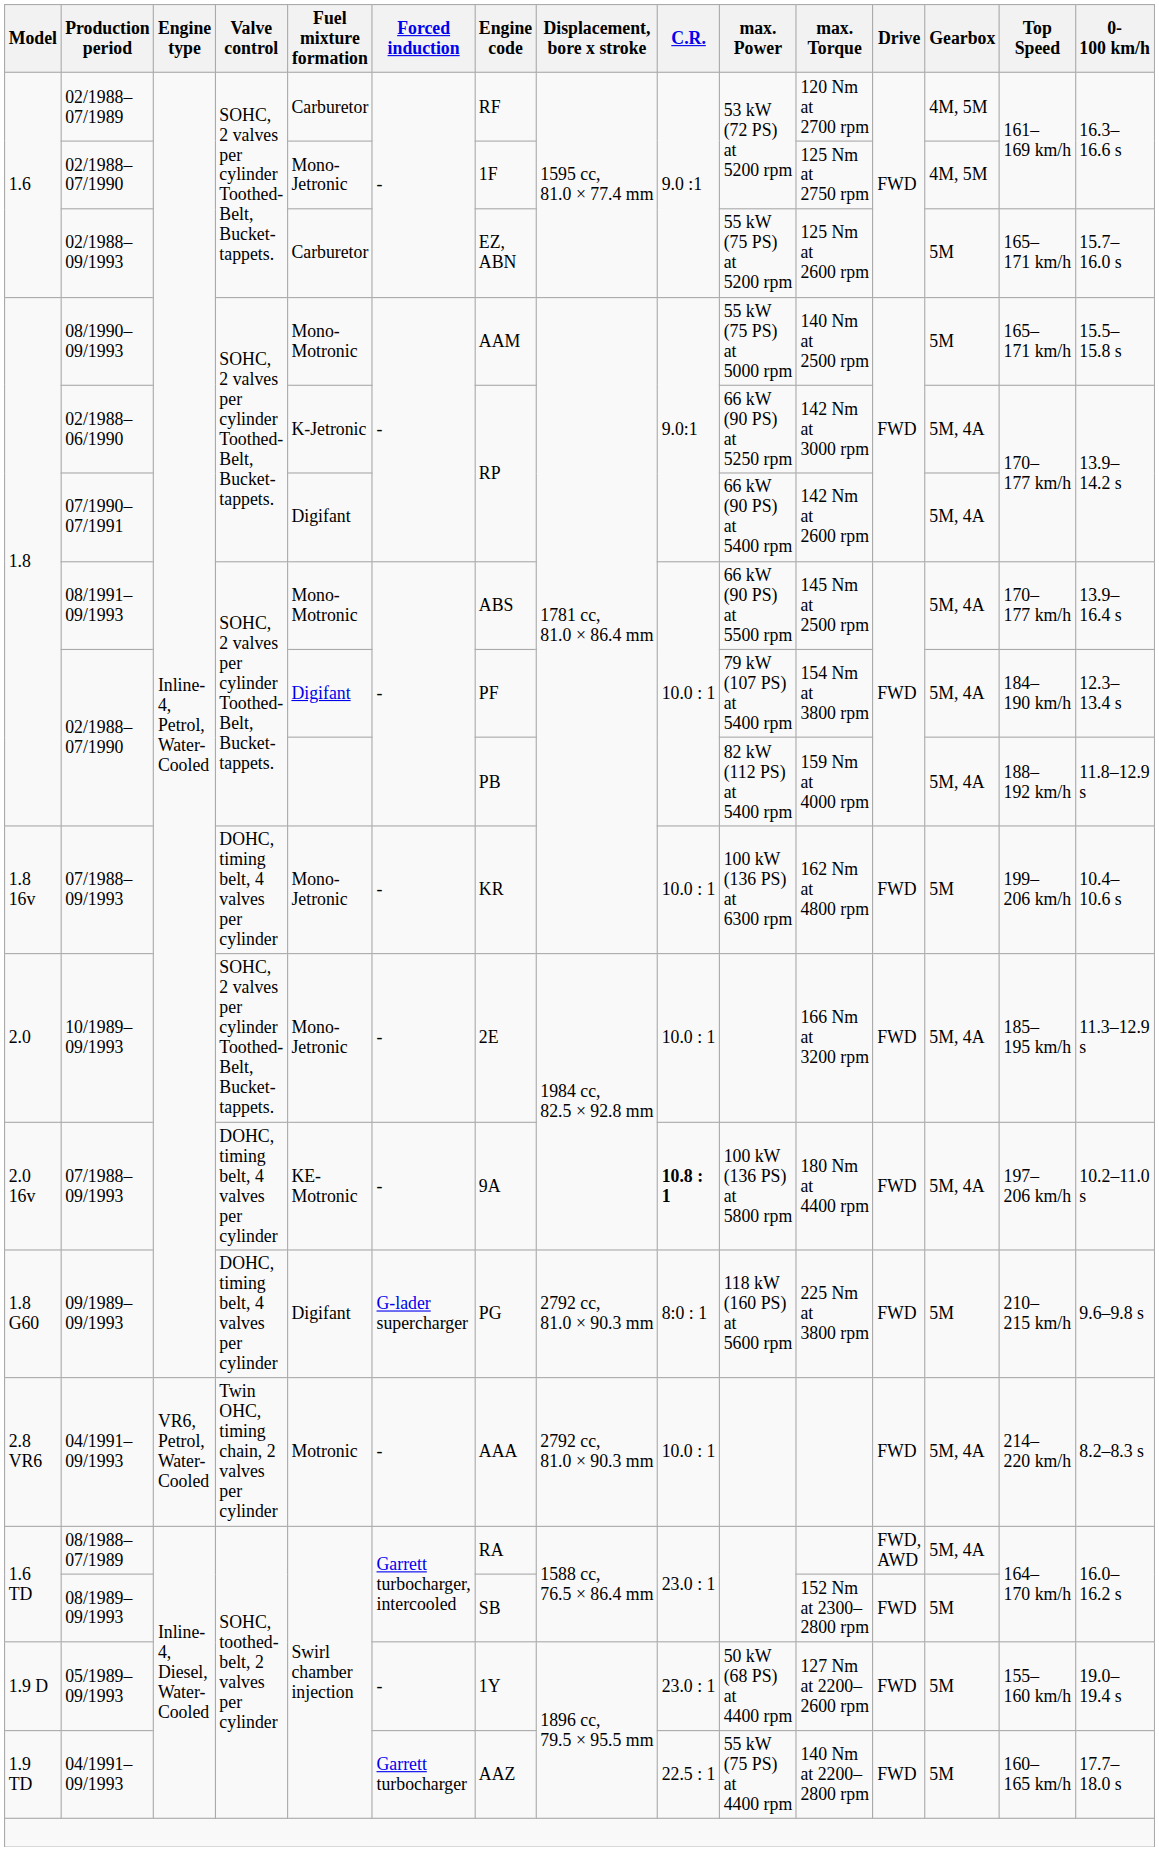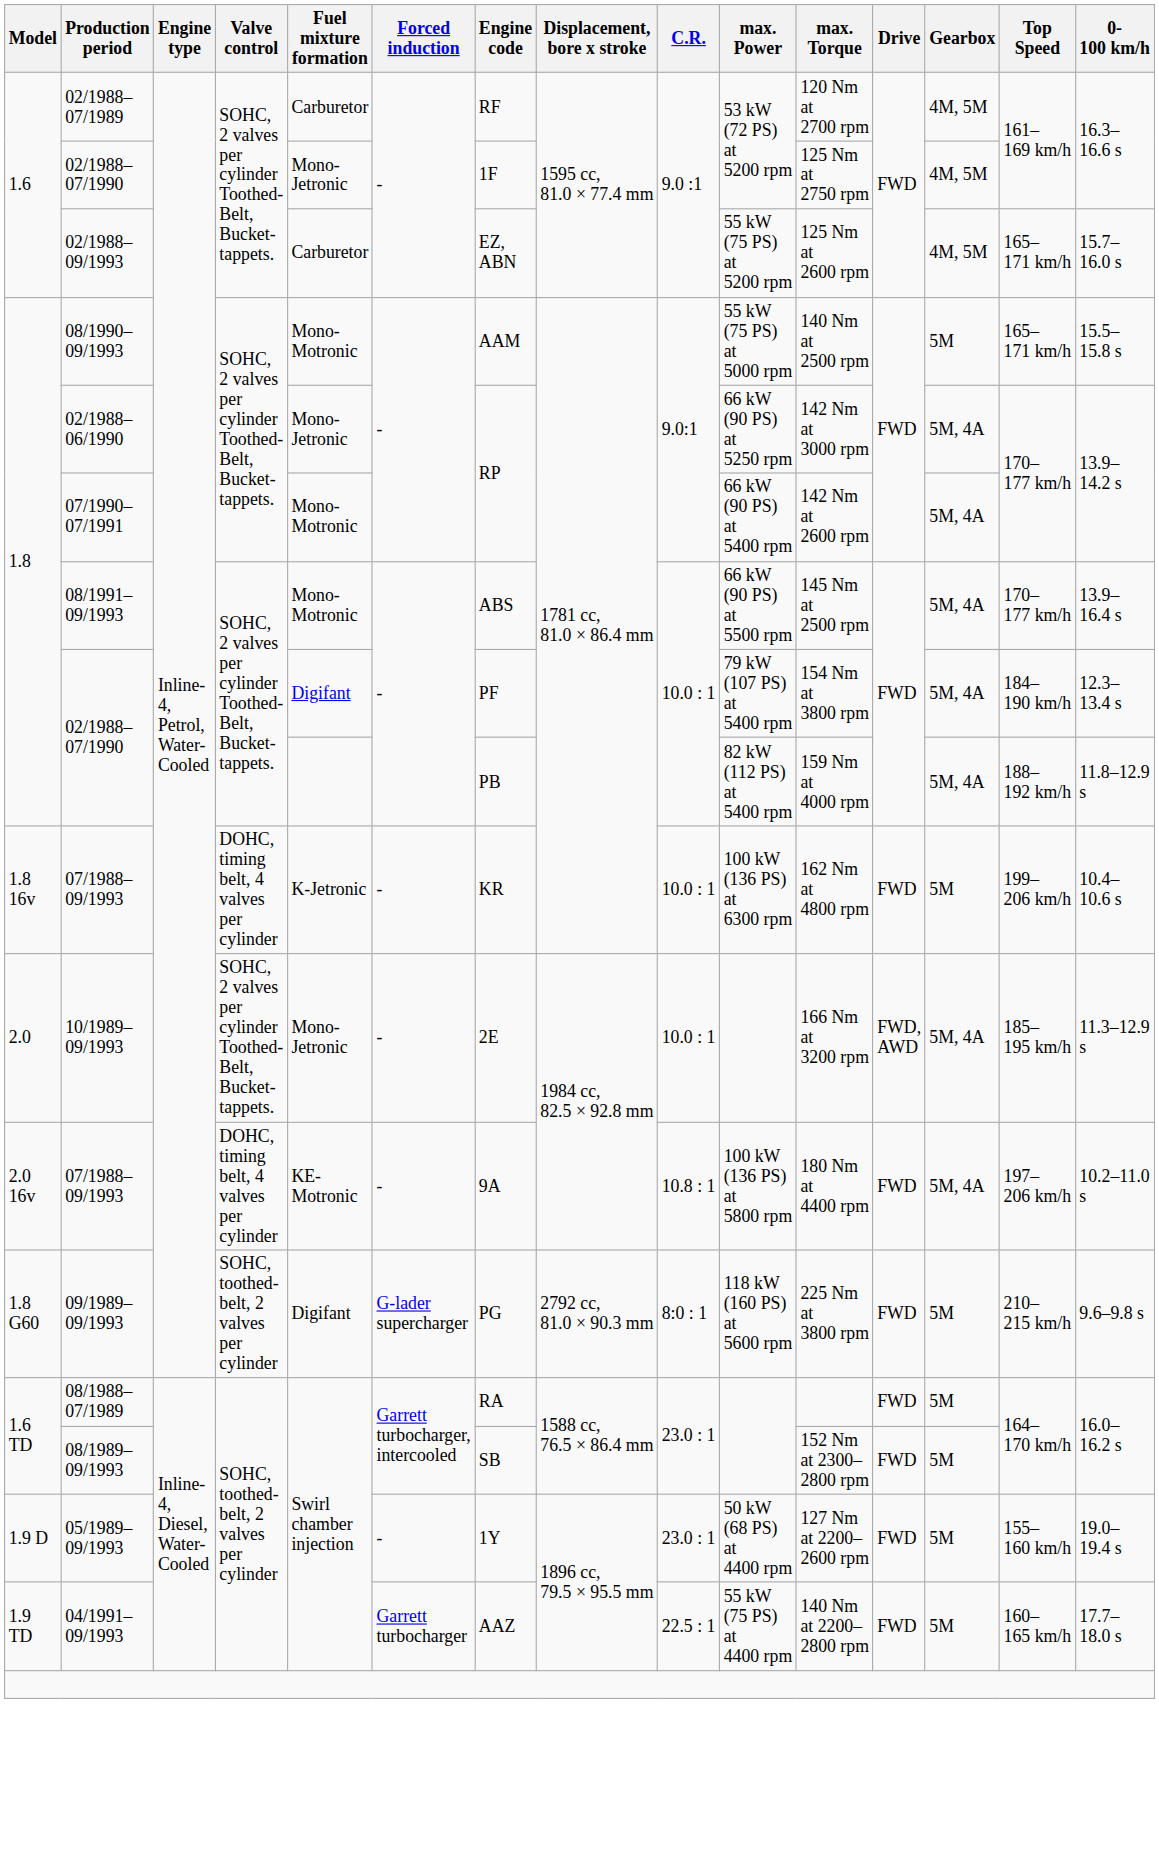(942, 252) 5M -> (958, 252) 4M, 5M
(329, 429) K-Jetronic -> (320, 429) Mono-Jetronic
(321, 517) Digifant -> (324, 517) Mono-Motronic
(320, 889) Mono-Jetronic -> (329, 889) K-Jetronic
(897, 1037) FWD -> (899, 1037) FWD, AWD
(682, 1185) bold -> (689, 1185) normal
(248, 1313) DOHC, timing belt, 4 valves per cylinder -> (249, 1313) SOHC, toothed-belt, 2 valves per cylinder
- row: (25, 1451)
(899, 1549) FWD, AWD -> (897, 1401) FWD
(957, 1549) 5M, 4A -> (942, 1401) 5M
